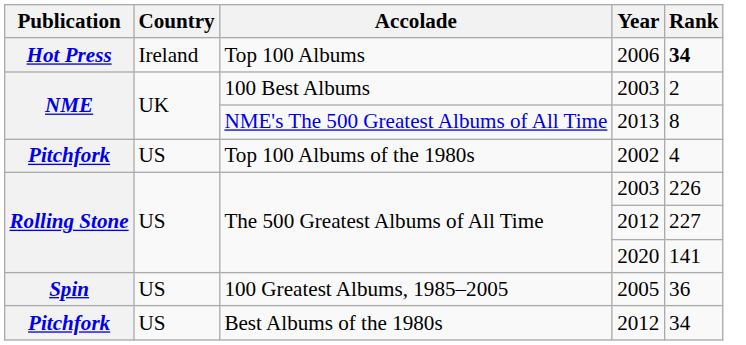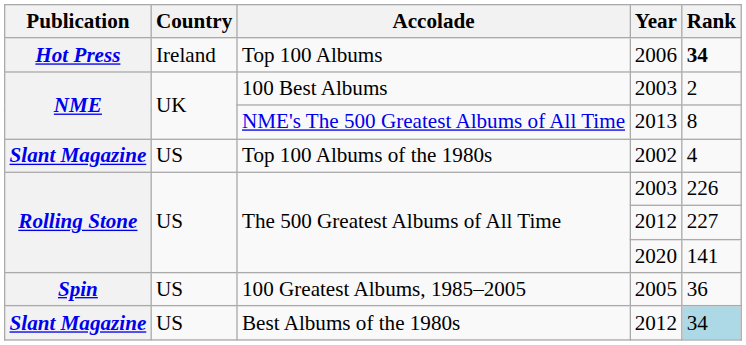(69, 155) Pitchfork -> (78, 155) Slant Magazine
(69, 322) Pitchfork -> (78, 322) Slant Magazine
(680, 322) no background -> (697, 322) lightblue background
